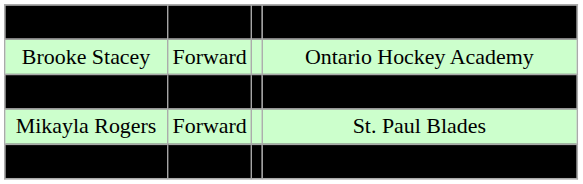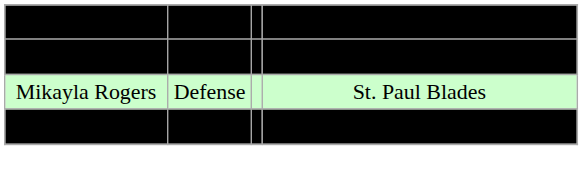- row: (86, 56)
(210, 126) Forward -> (210, 91) Defense
(210, 160) Defense -> (210, 126) Forward
